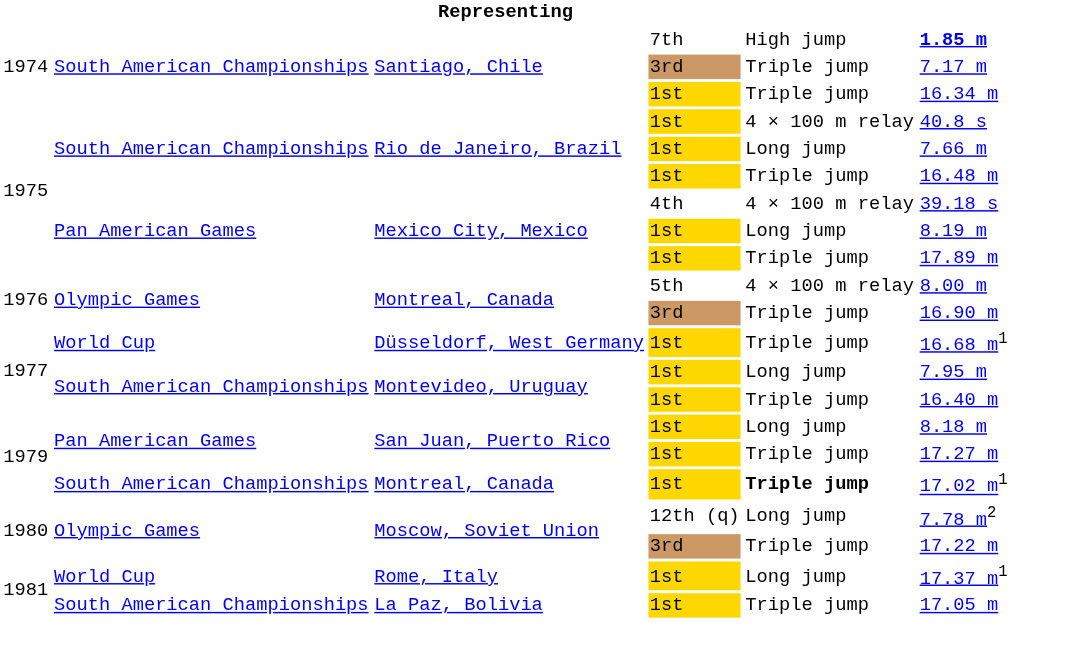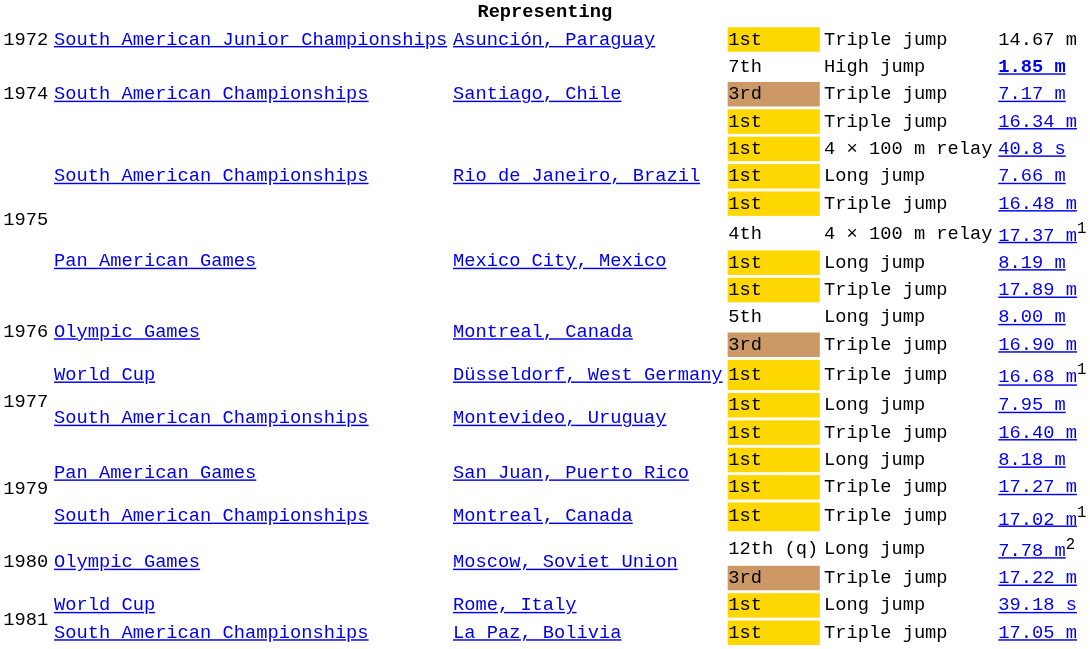+ row: (554, 39)
(959, 204) 39.18 s -> (1042, 233) 17.37 m1
(830, 286) 4 × 100 m relay -> (875, 318) Long jump
(807, 484) bold -> (886, 517) normal
(964, 576) 17.37 m1 -> (1038, 606) 39.18 s
